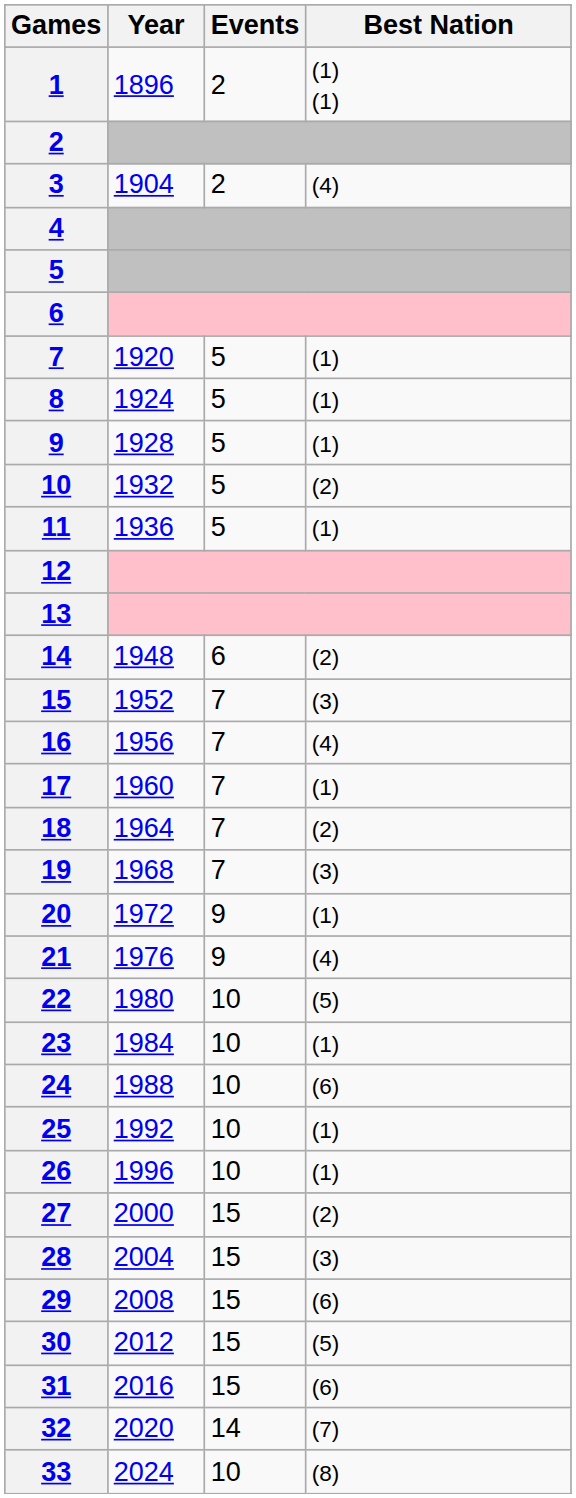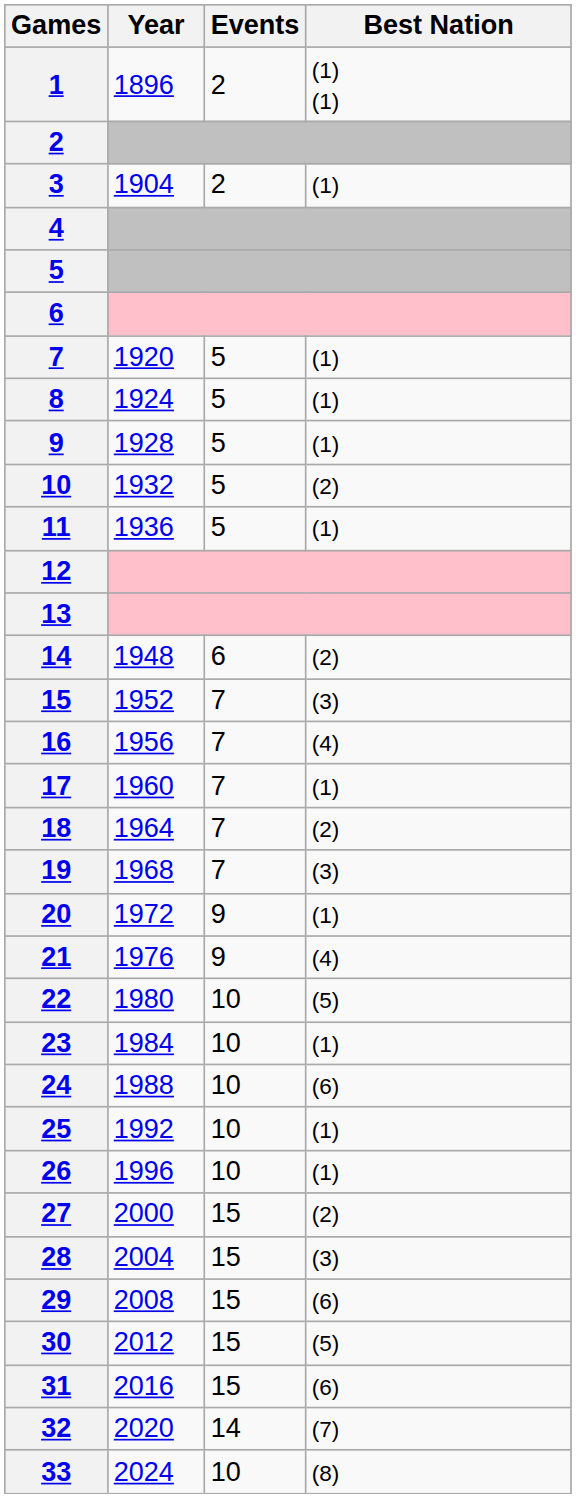(326, 186) (4) -> (326, 186) (1)
